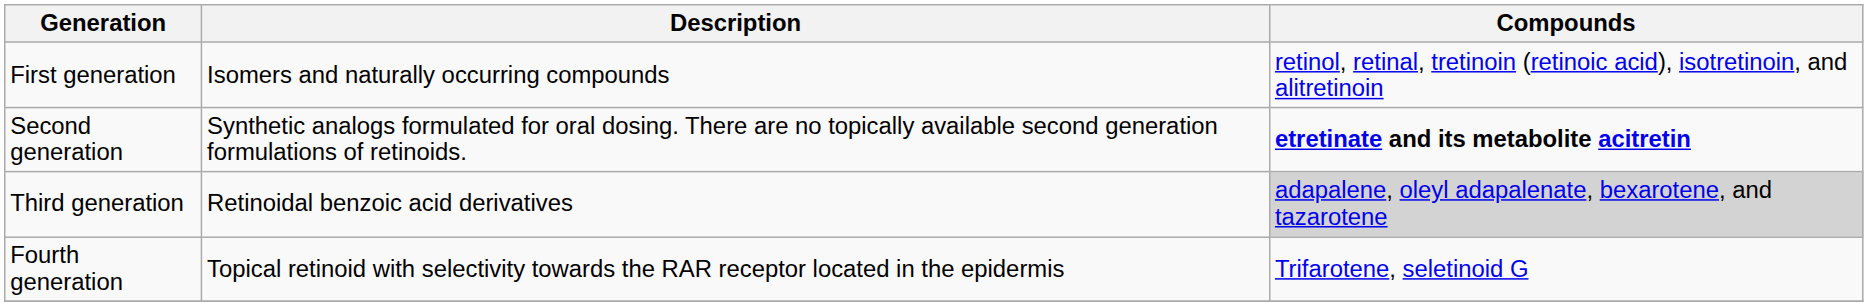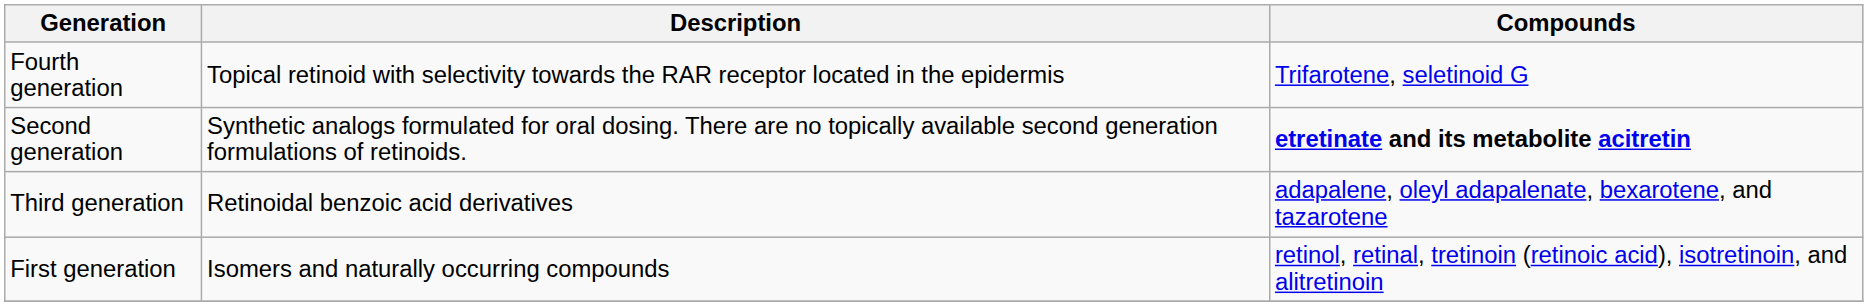rows swapped: (93, 74) <-> (67, 268)
(1523, 203) lightgrey background -> (1523, 203) no background
